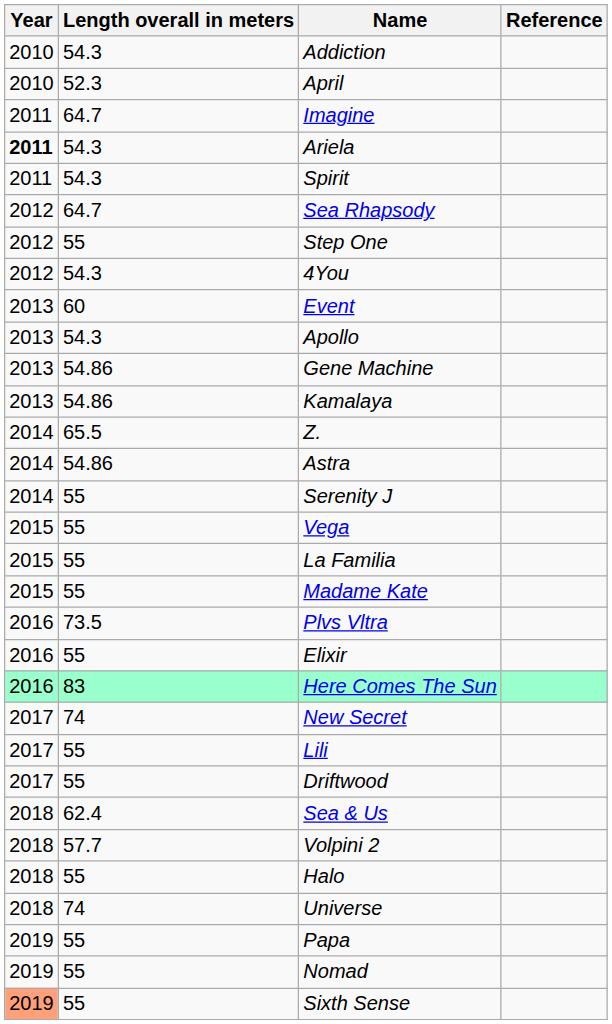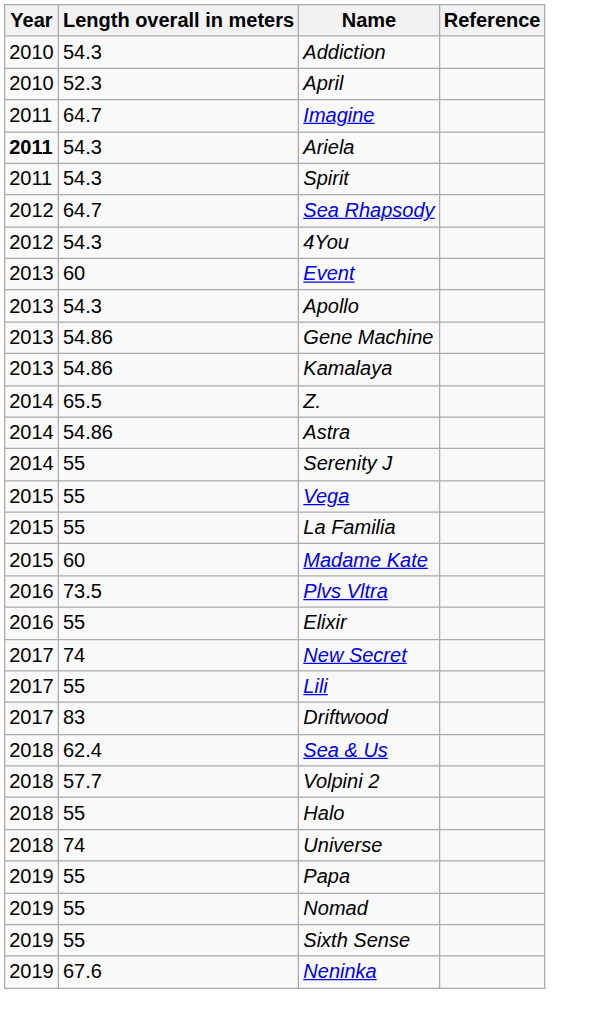- row: (346, 242)
(74, 591) 55 -> (74, 559) 60
- row: (400, 686)
(74, 781) 55 -> (74, 718) 83
(31, 1003) lightsalmon background -> (31, 940) no background
+ row: (340, 971)
